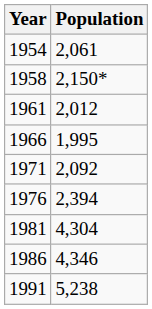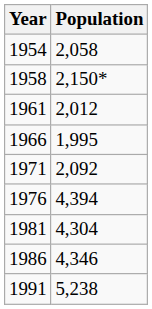(77, 49) 2,061 -> (77, 49) 2,058
(77, 199) 2,394 -> (77, 199) 4,394
